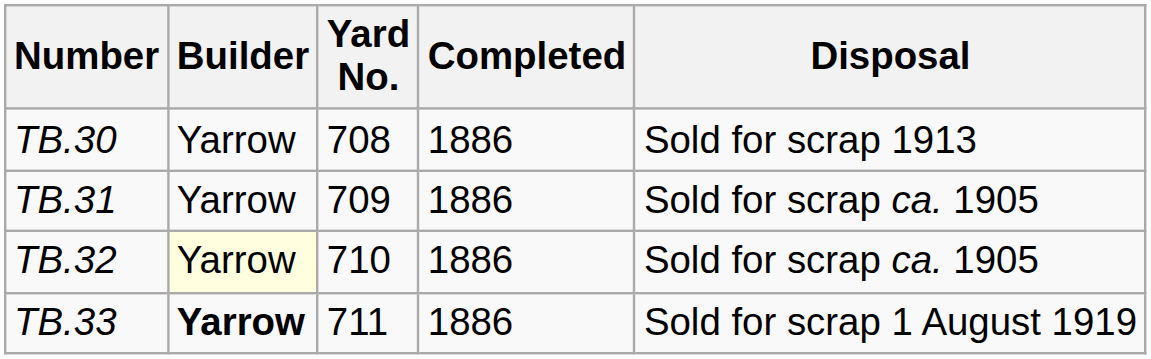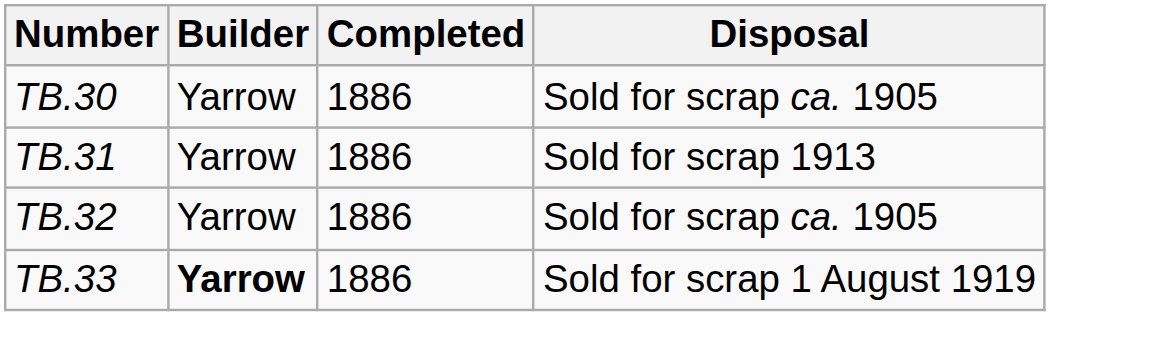- column: (368, 56)
(810, 139) Sold for scrap 1913 -> (740, 95) Sold for scrap ca. 1905
(841, 199) Sold for scrap ca. 1905 -> (709, 156) Sold for scrap 1913
(236, 260) lightyellow background -> (236, 217) no background
